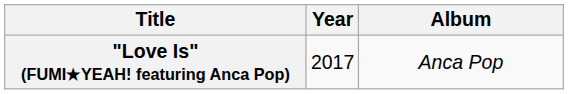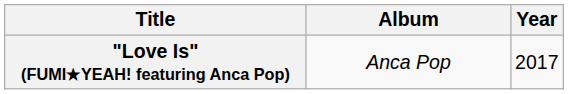columns swapped: (333, 19) <-> (461, 19)
